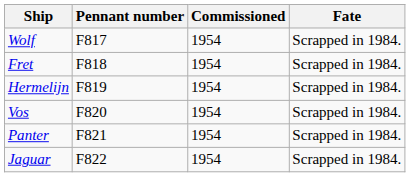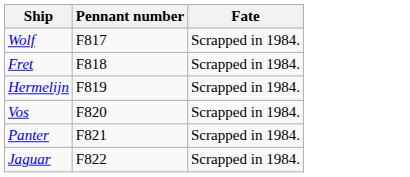- column: (238, 16)
